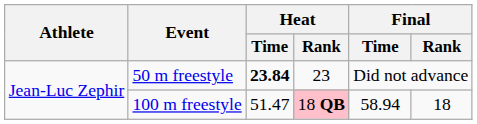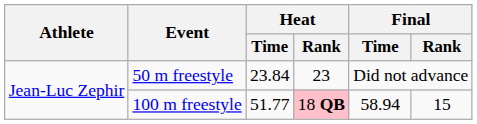(270, 75) bold -> (270, 75) normal
(270, 104) 51.47 -> (270, 104) 51.77
(442, 104) 18 -> (442, 104) 15
